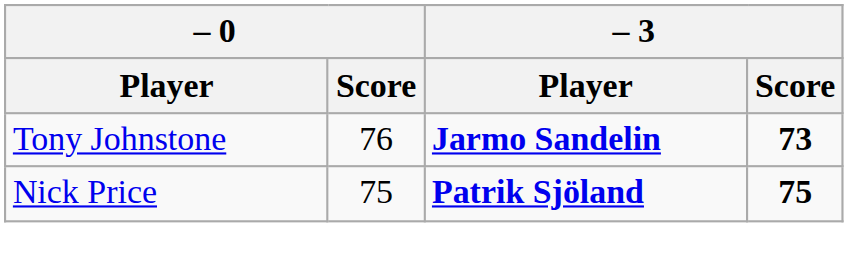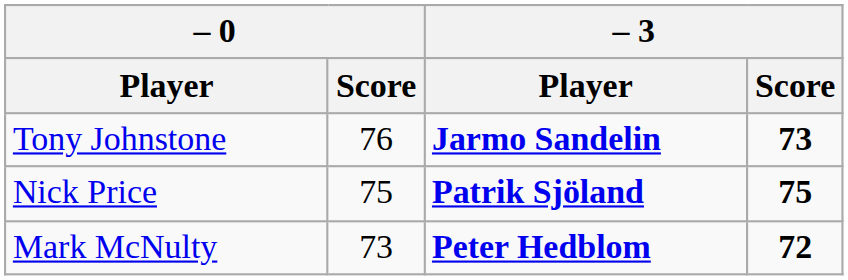+ row: (115, 246)
